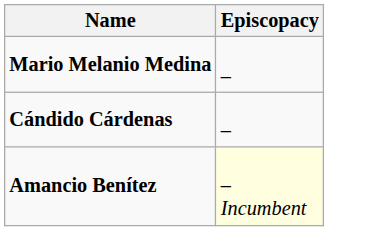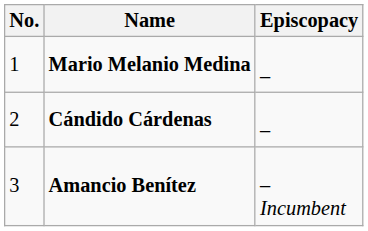+ column: (24, 20)
(264, 197) lightyellow background -> (303, 197) no background
